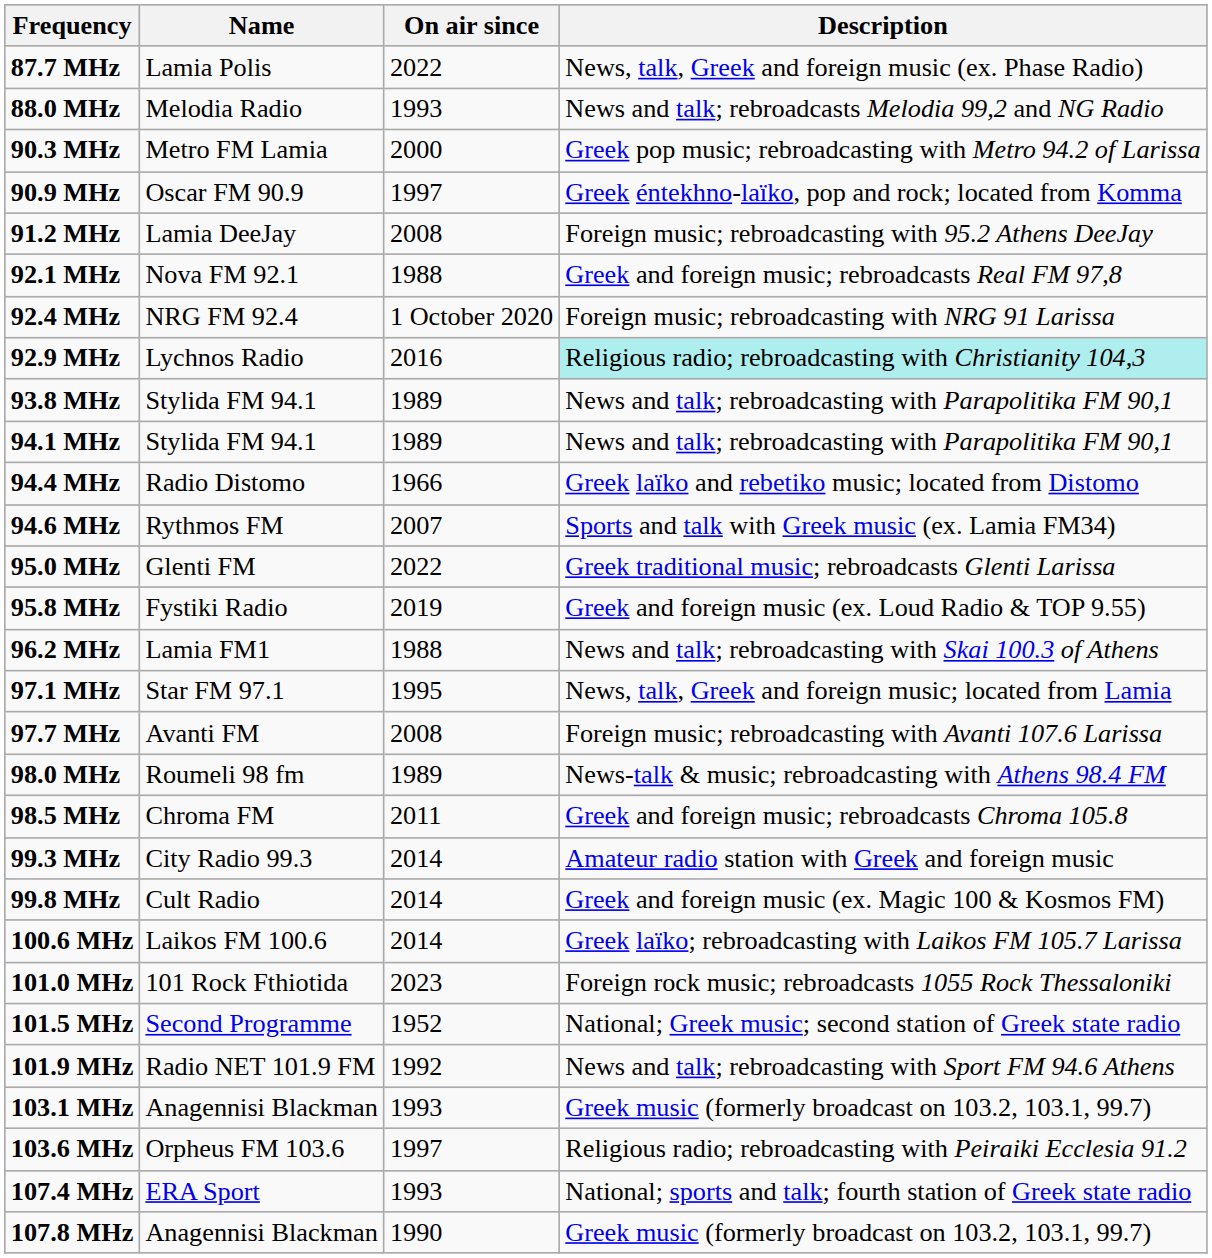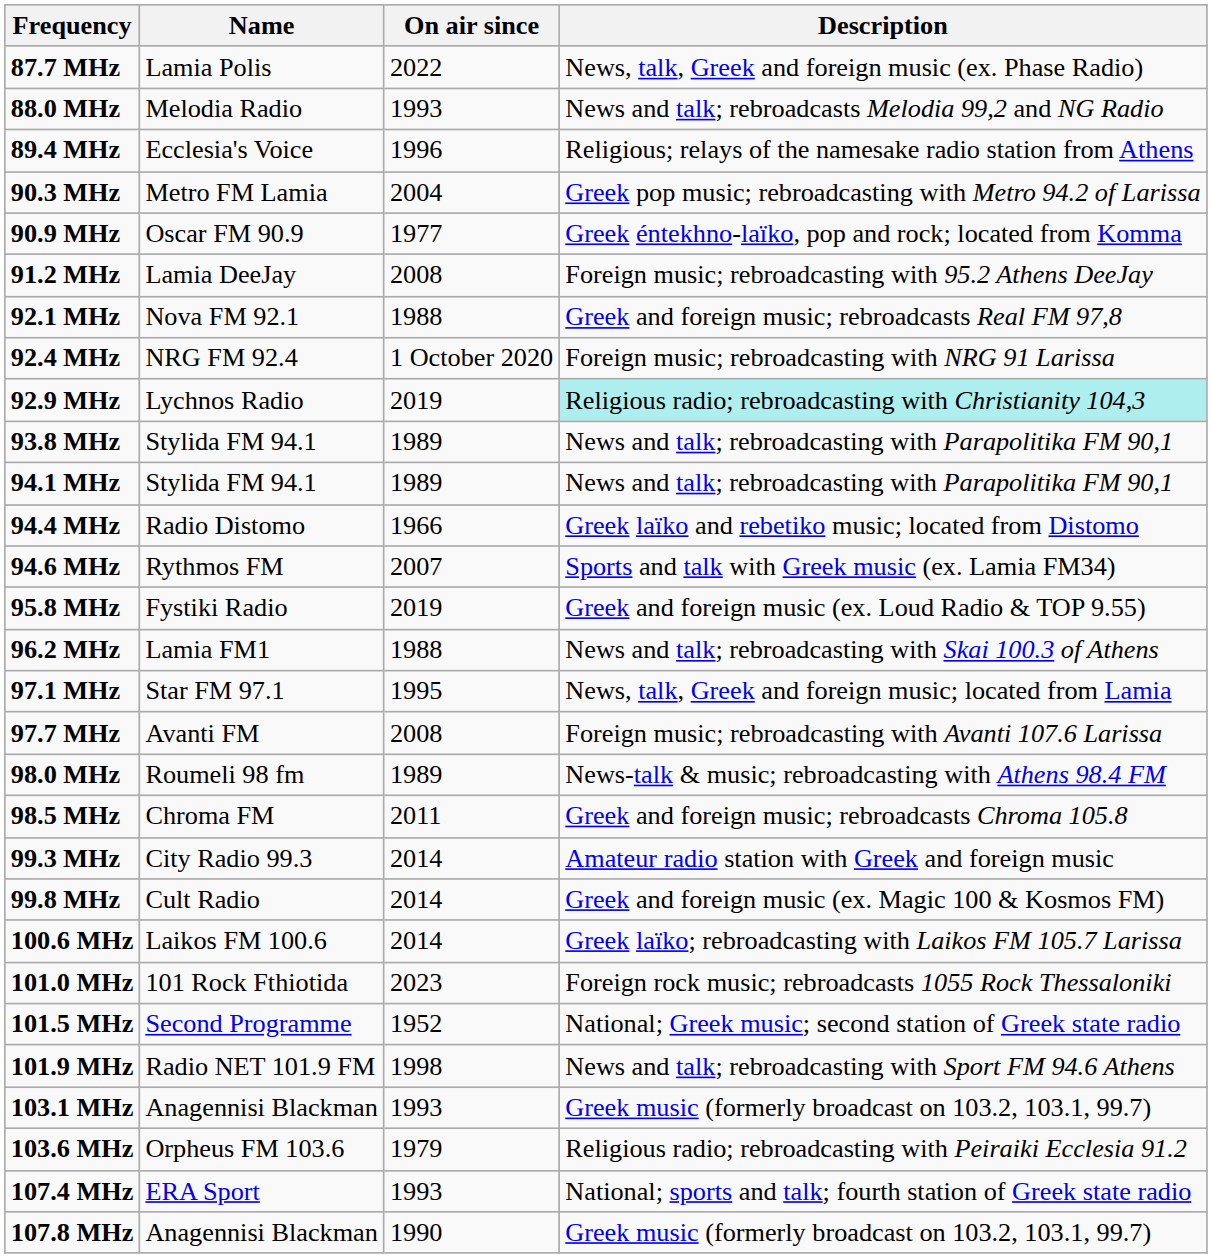+ row: (66, 150)
(416, 150) 2000 -> (416, 191) 2004
(416, 191) 1997 -> (416, 233) 1977
(416, 358) 2016 -> (416, 399) 2019
- row: (66, 566)
(416, 1065) 1992 -> (416, 1065) 1998
(416, 1148) 1997 -> (416, 1148) 1979
